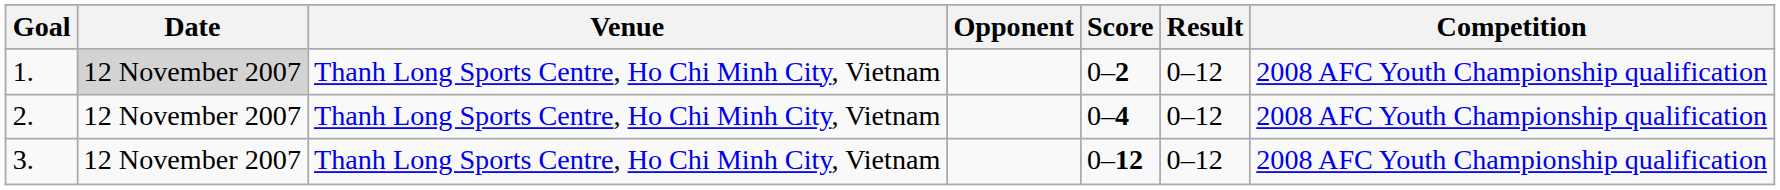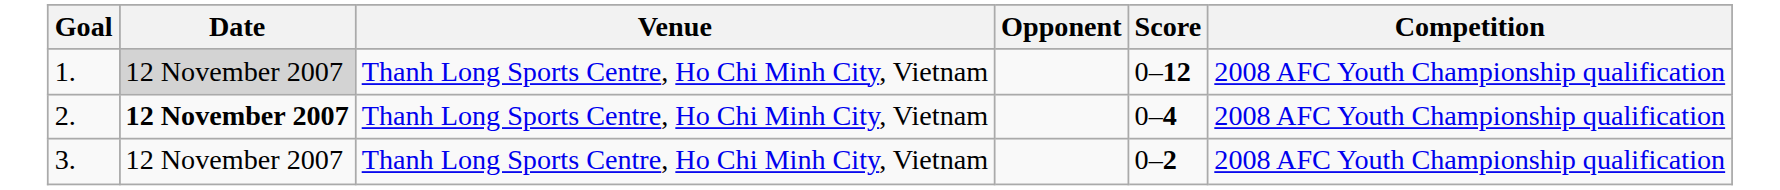- column: (1205, 26)
(1108, 71) 0–2 -> (1163, 71) 0–12
(192, 116) normal -> (237, 116) bold
(1115, 160) 0–12 -> (1156, 160) 0–2
